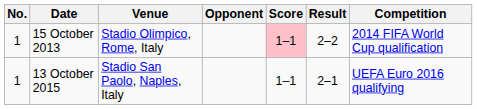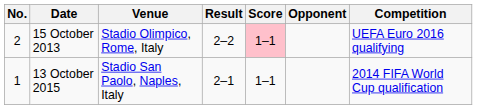columns swapped: (234, 14) <-> (328, 14)
(17, 40) 1 -> (17, 40) 2
(398, 40) 2014 FIFA World Cup qualification -> (398, 40) UEFA Euro 2016 qualifying
(398, 81) UEFA Euro 2016 qualifying -> (398, 81) 2014 FIFA World Cup qualification
